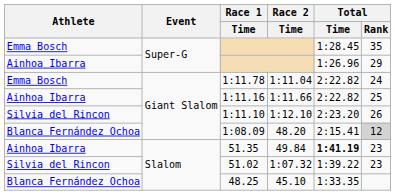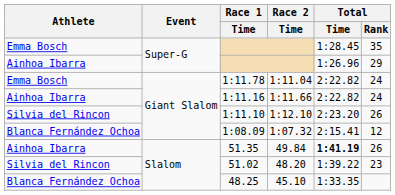(376, 97) 25 -> (376, 97) 24
(291, 131) 48.20 -> (291, 131) 1:07.32
(376, 131) lightgrey background -> (376, 131) no background
(376, 148) 23 -> (376, 148) 26
(291, 165) 1:07.32 -> (291, 165) 48.20
